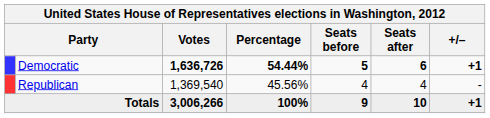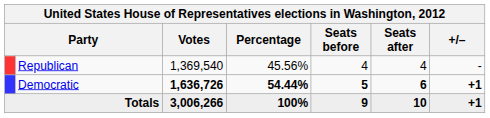rows swapped: (48, 66) <-> (48, 85)
